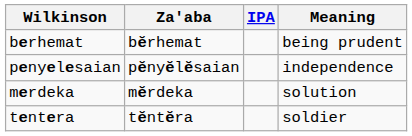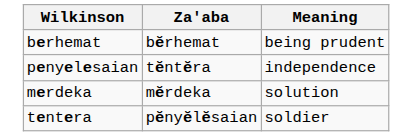- column: (261, 17)
(184, 68) pĕnyĕlĕsaian -> (178, 68) tĕntĕra
(161, 118) tĕntĕra -> (201, 118) pĕnyĕlĕsaian
